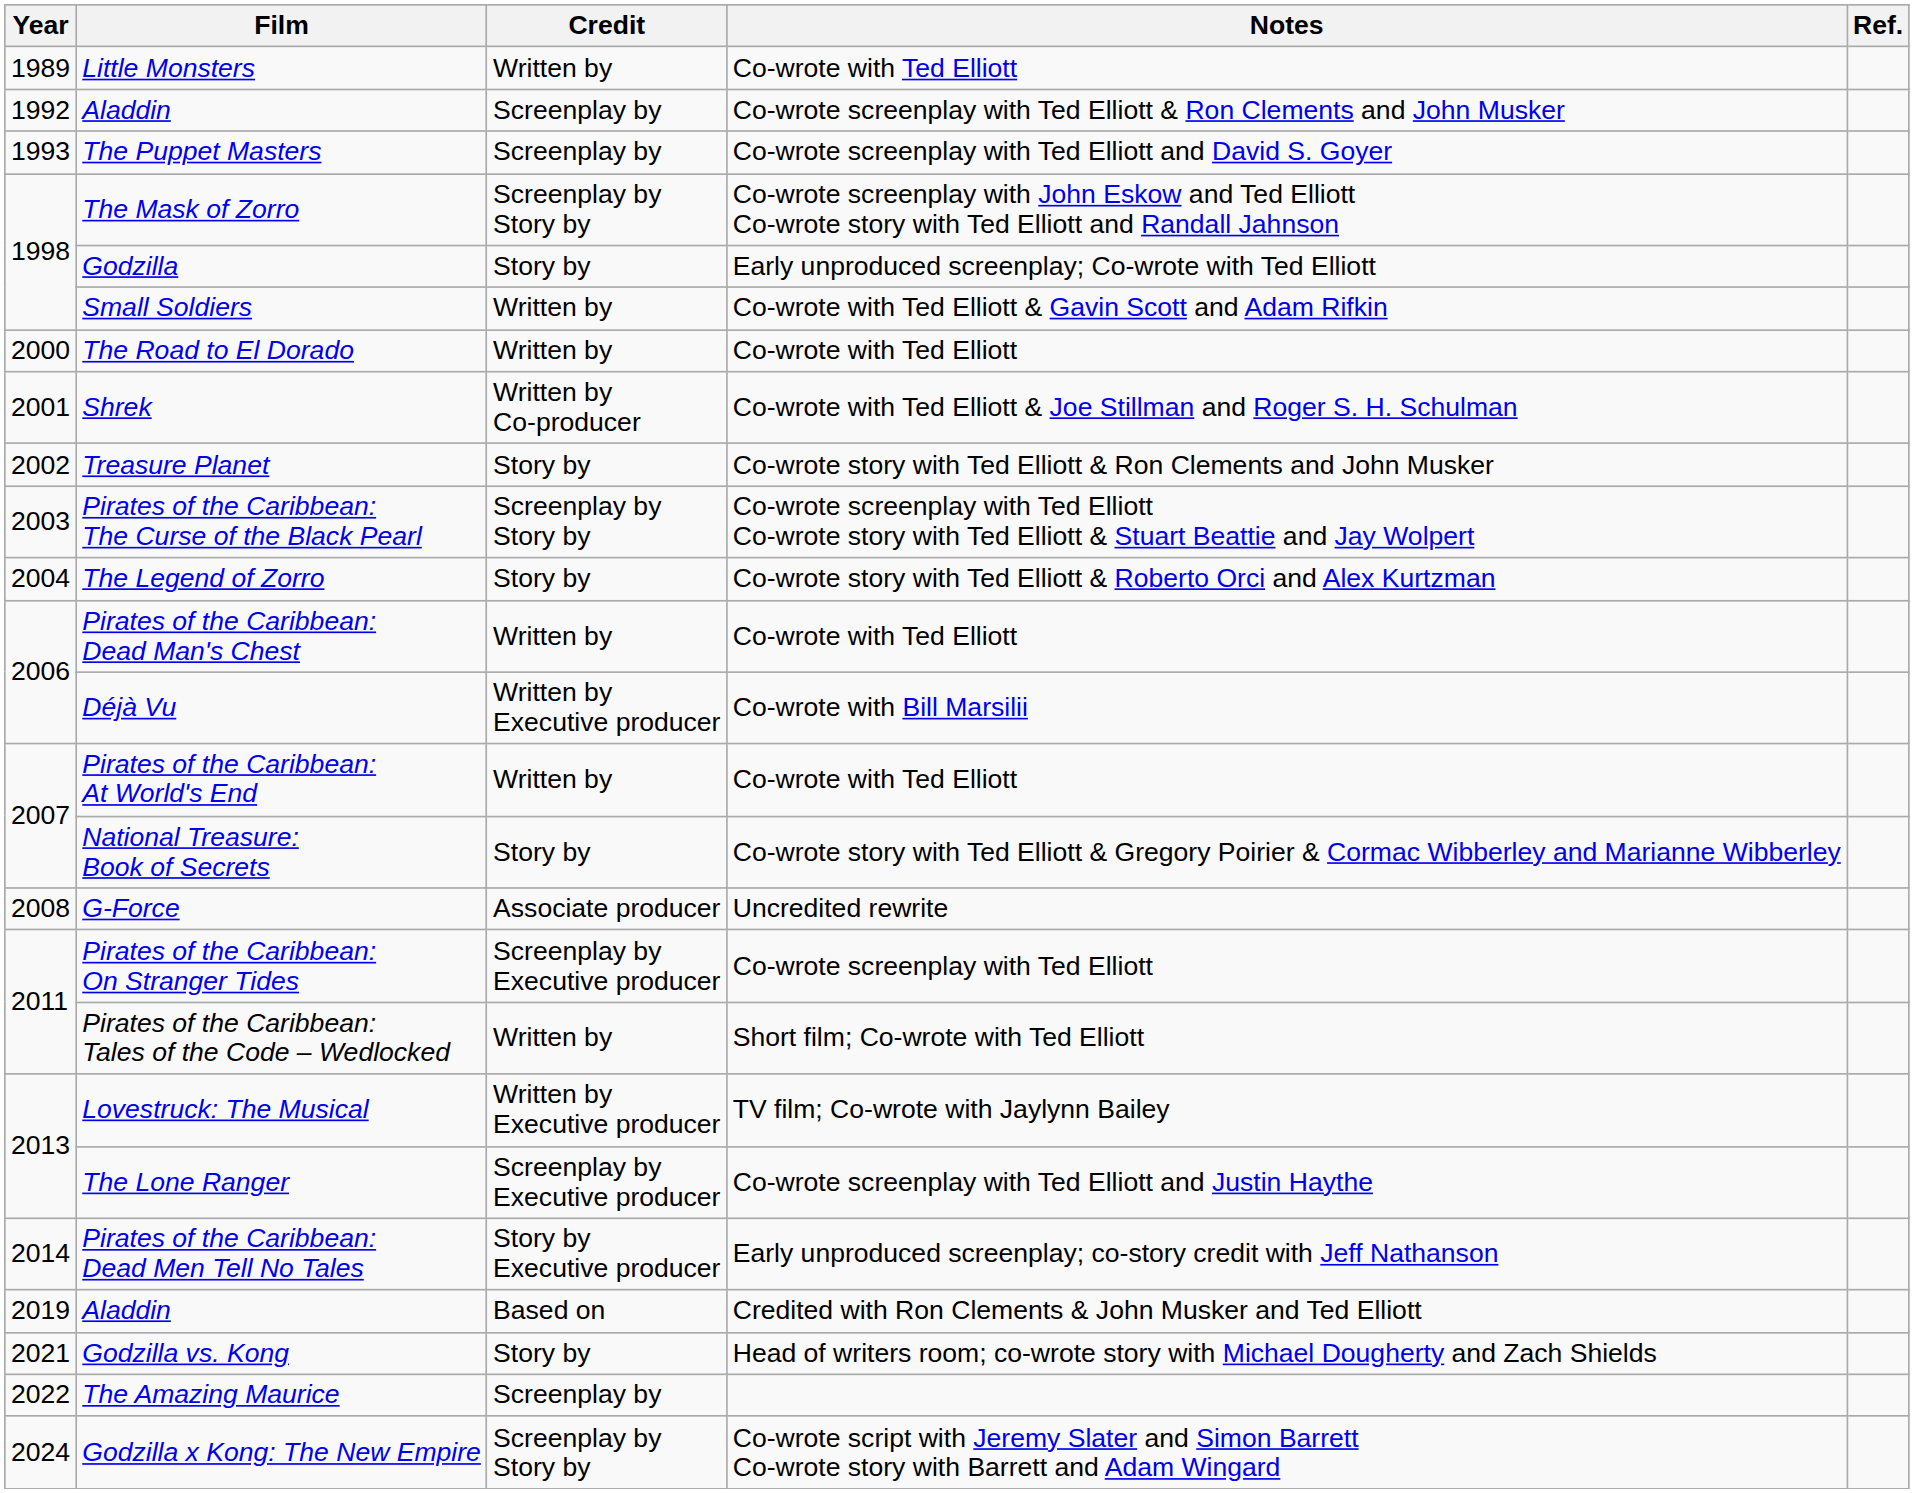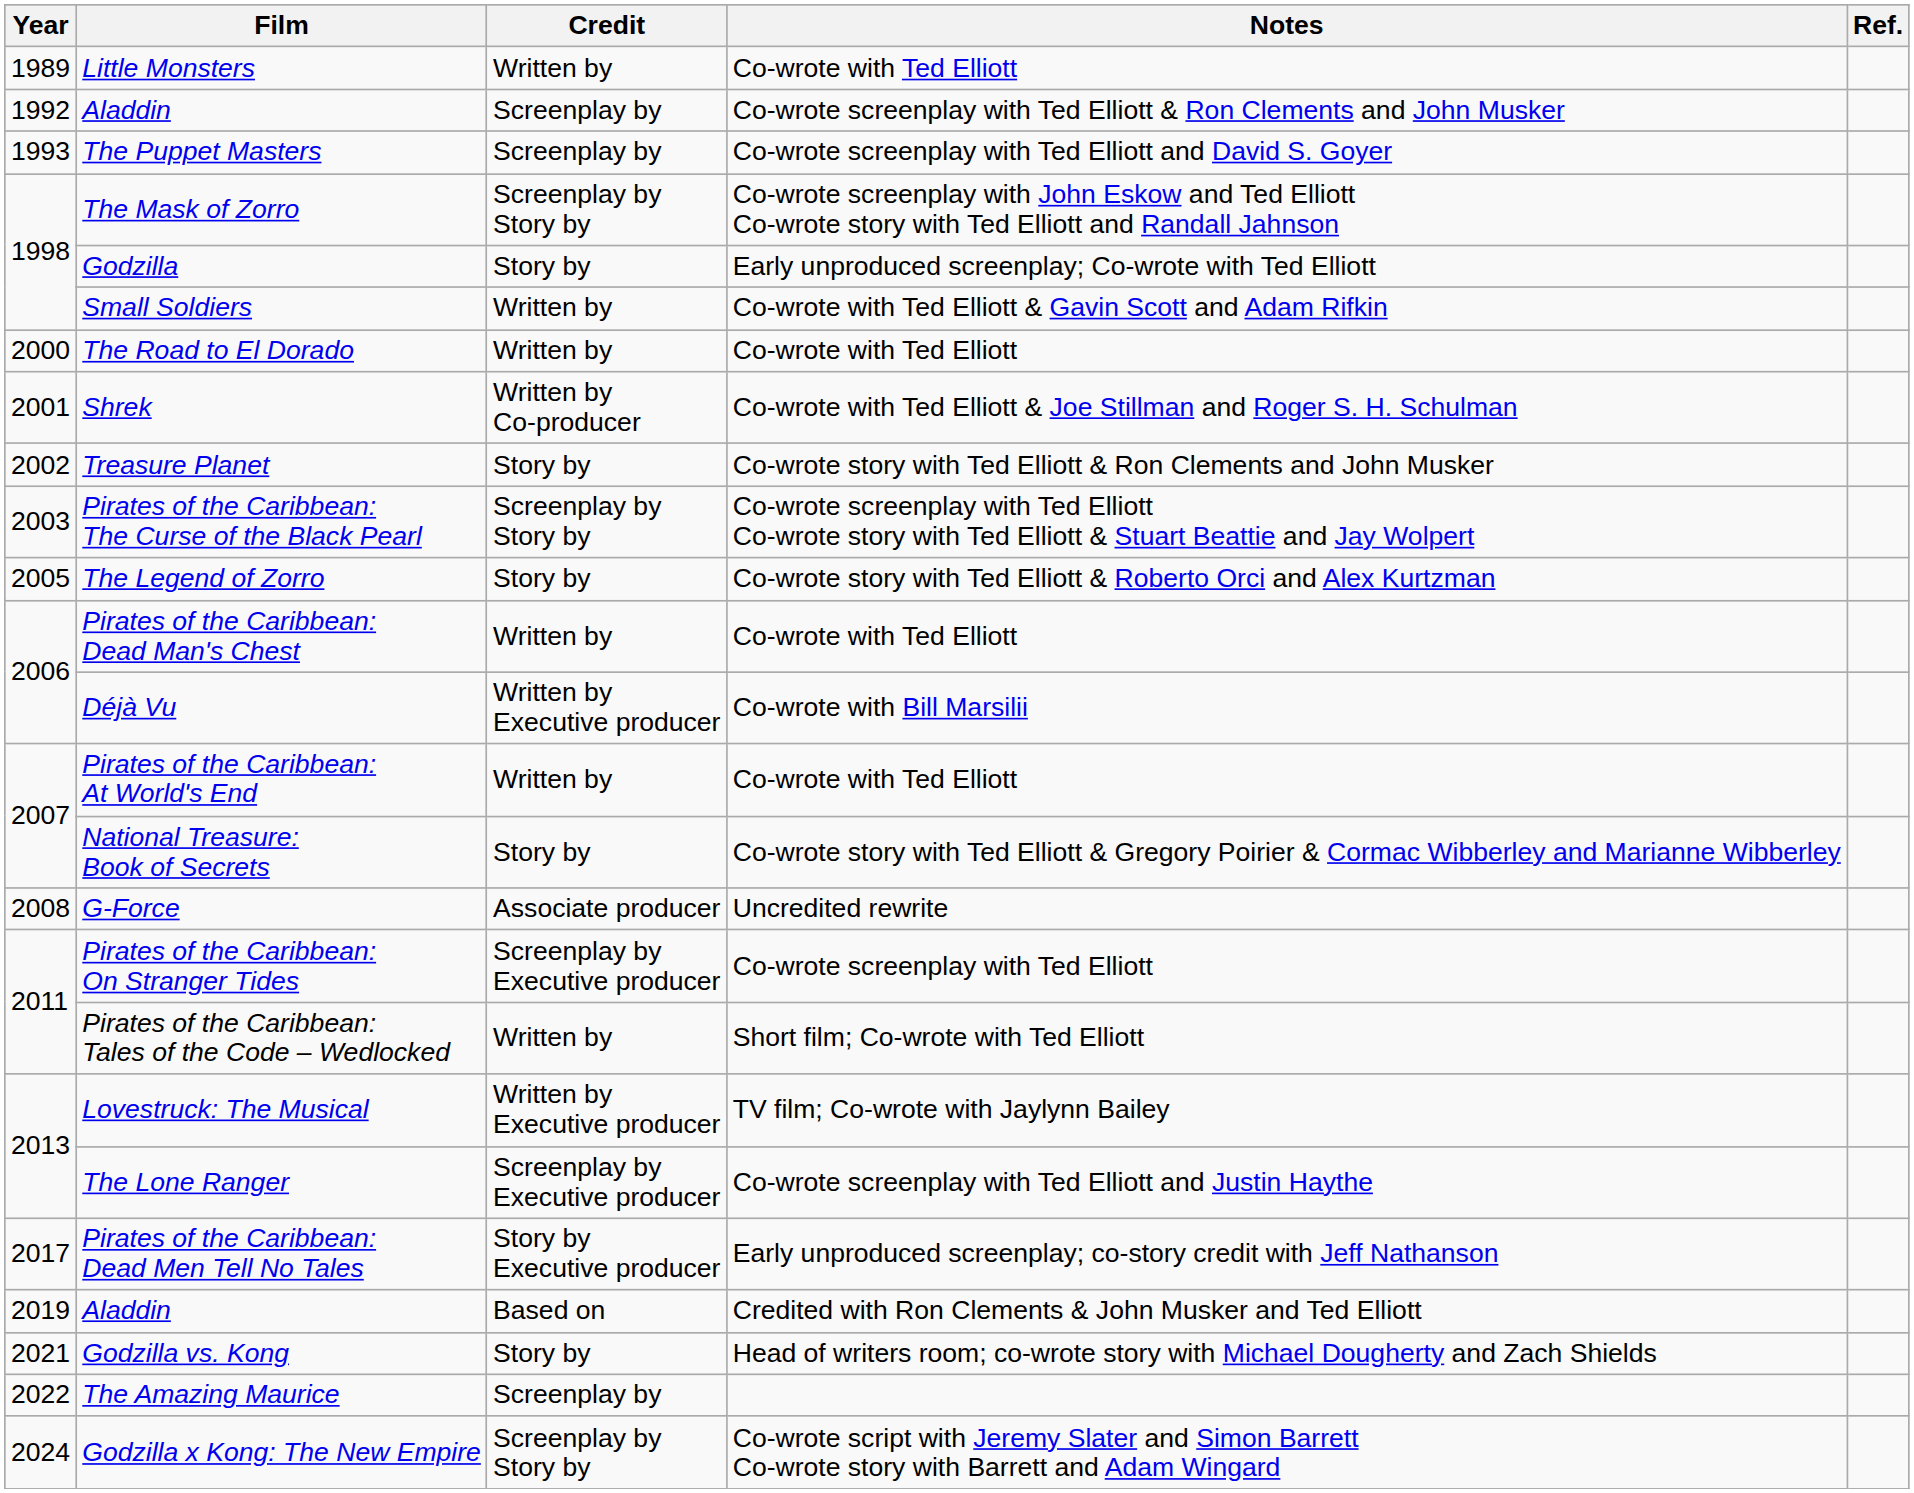(40, 578) 2004 -> (40, 578) 2005
(40, 1253) 2014 -> (40, 1253) 2017
